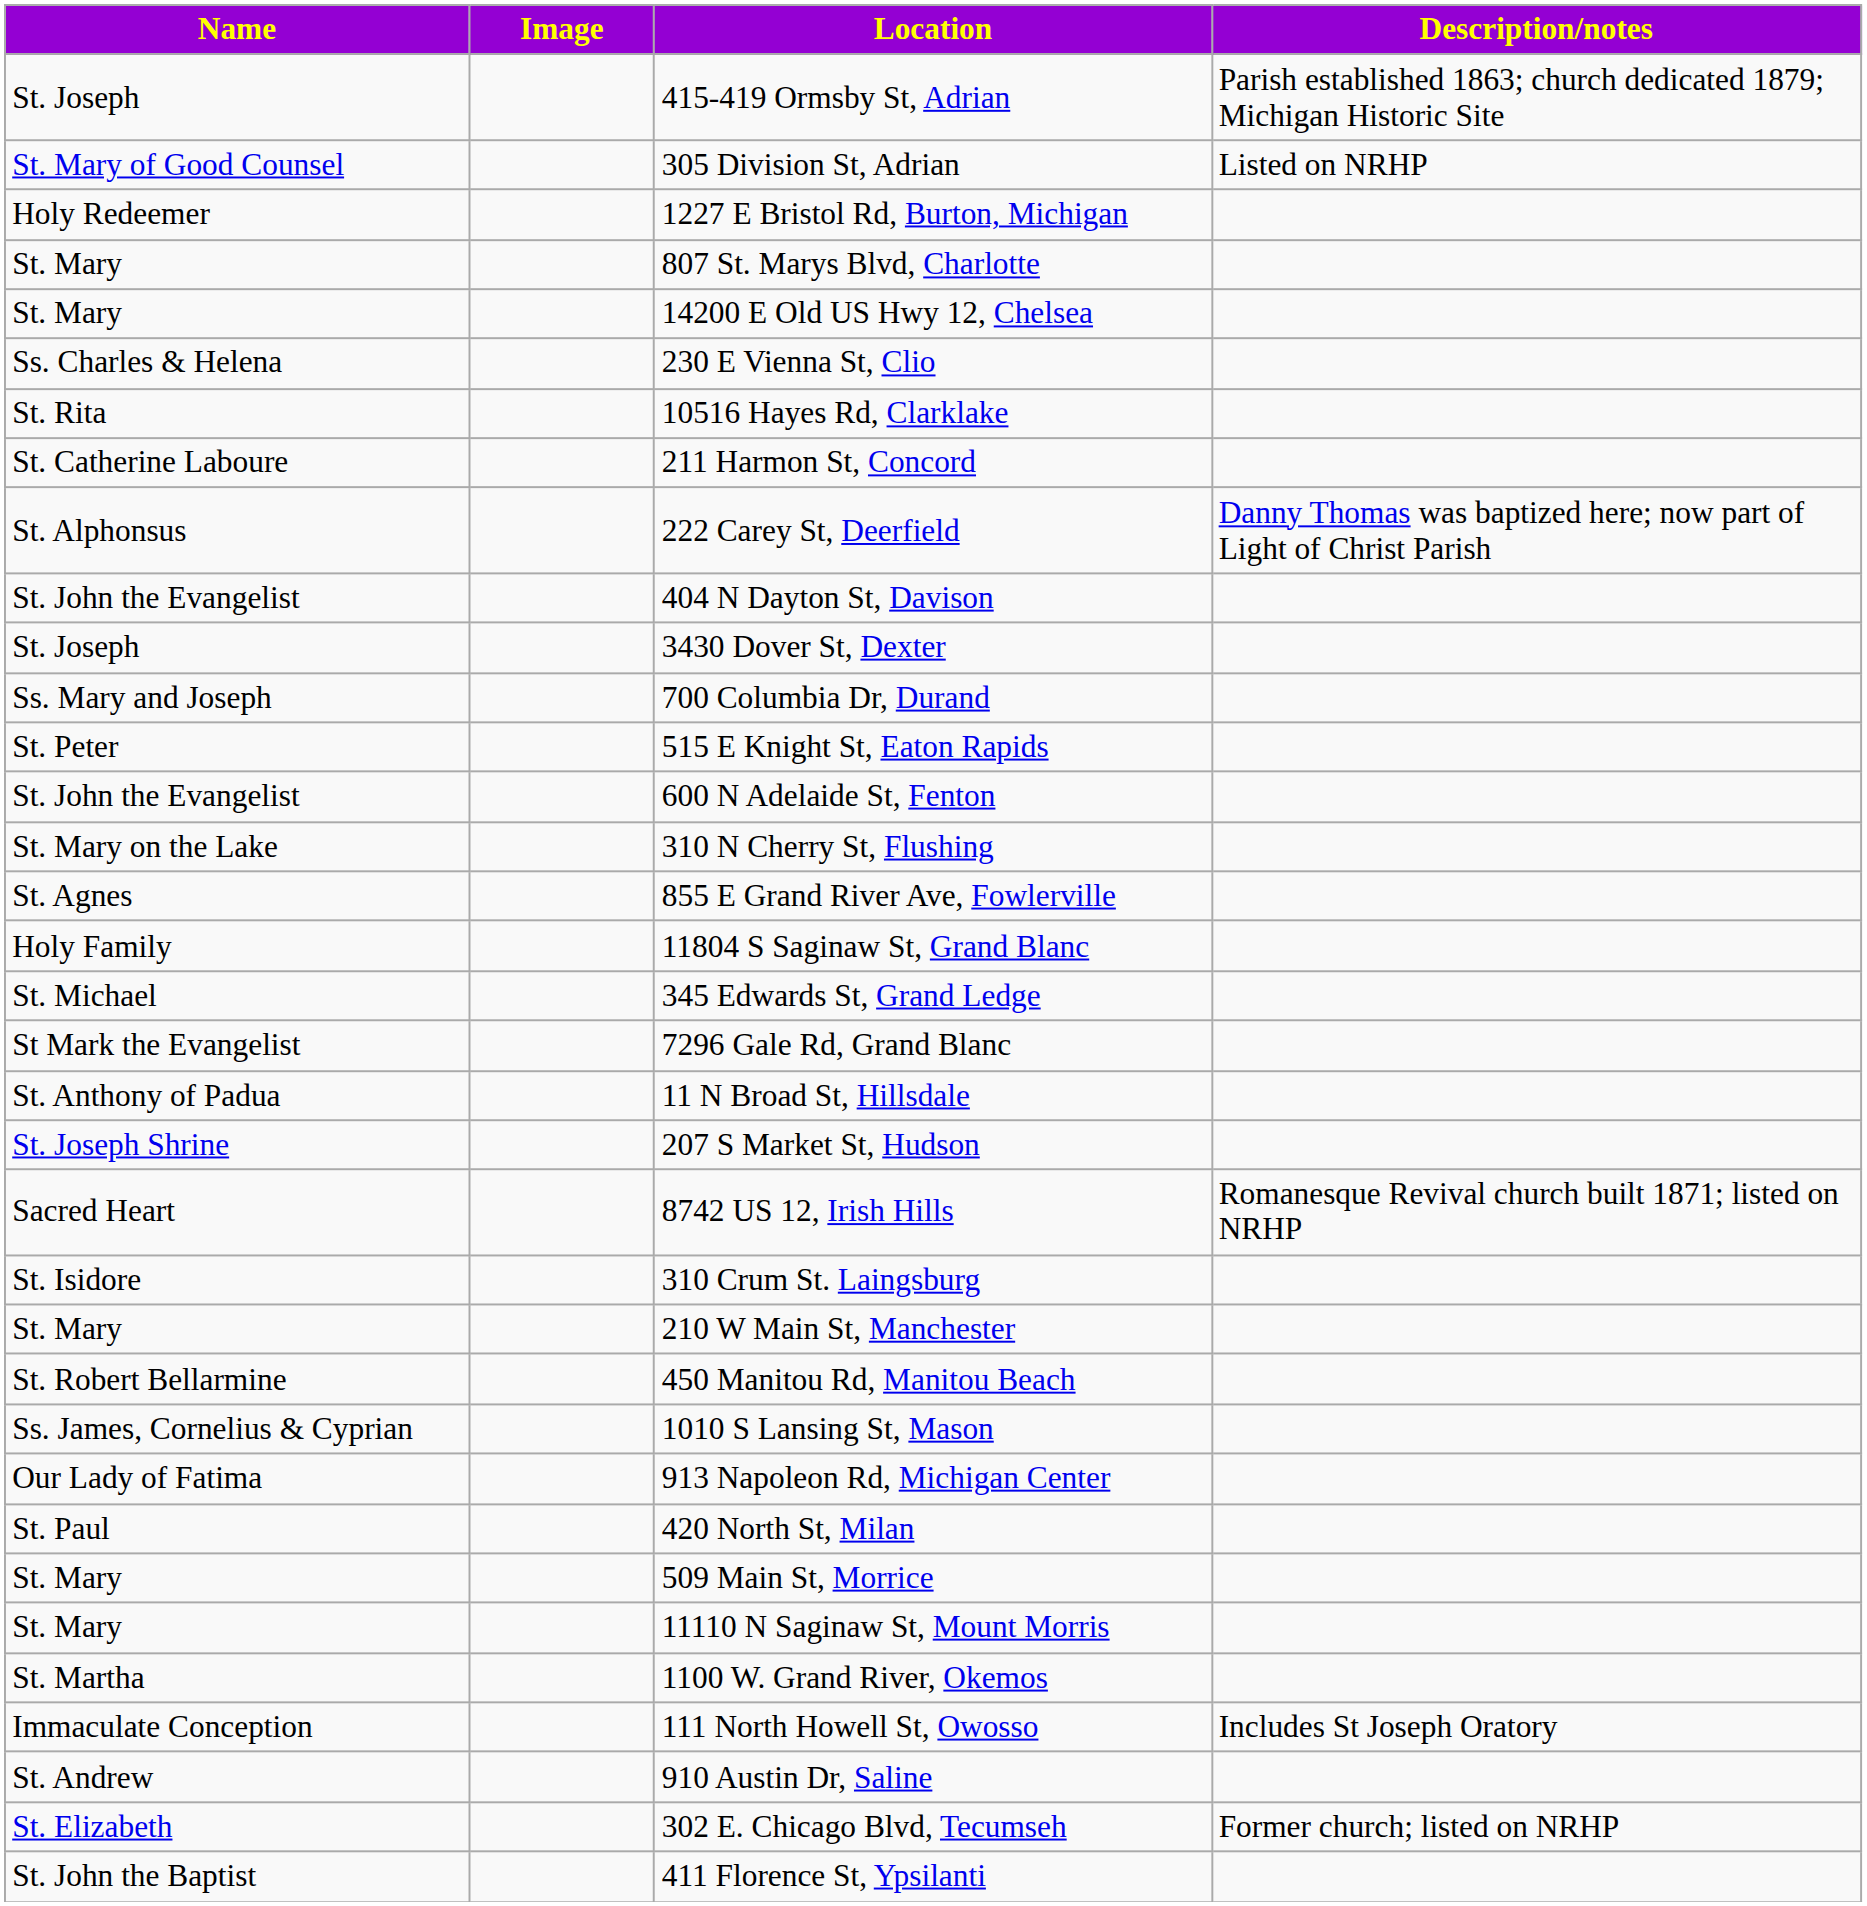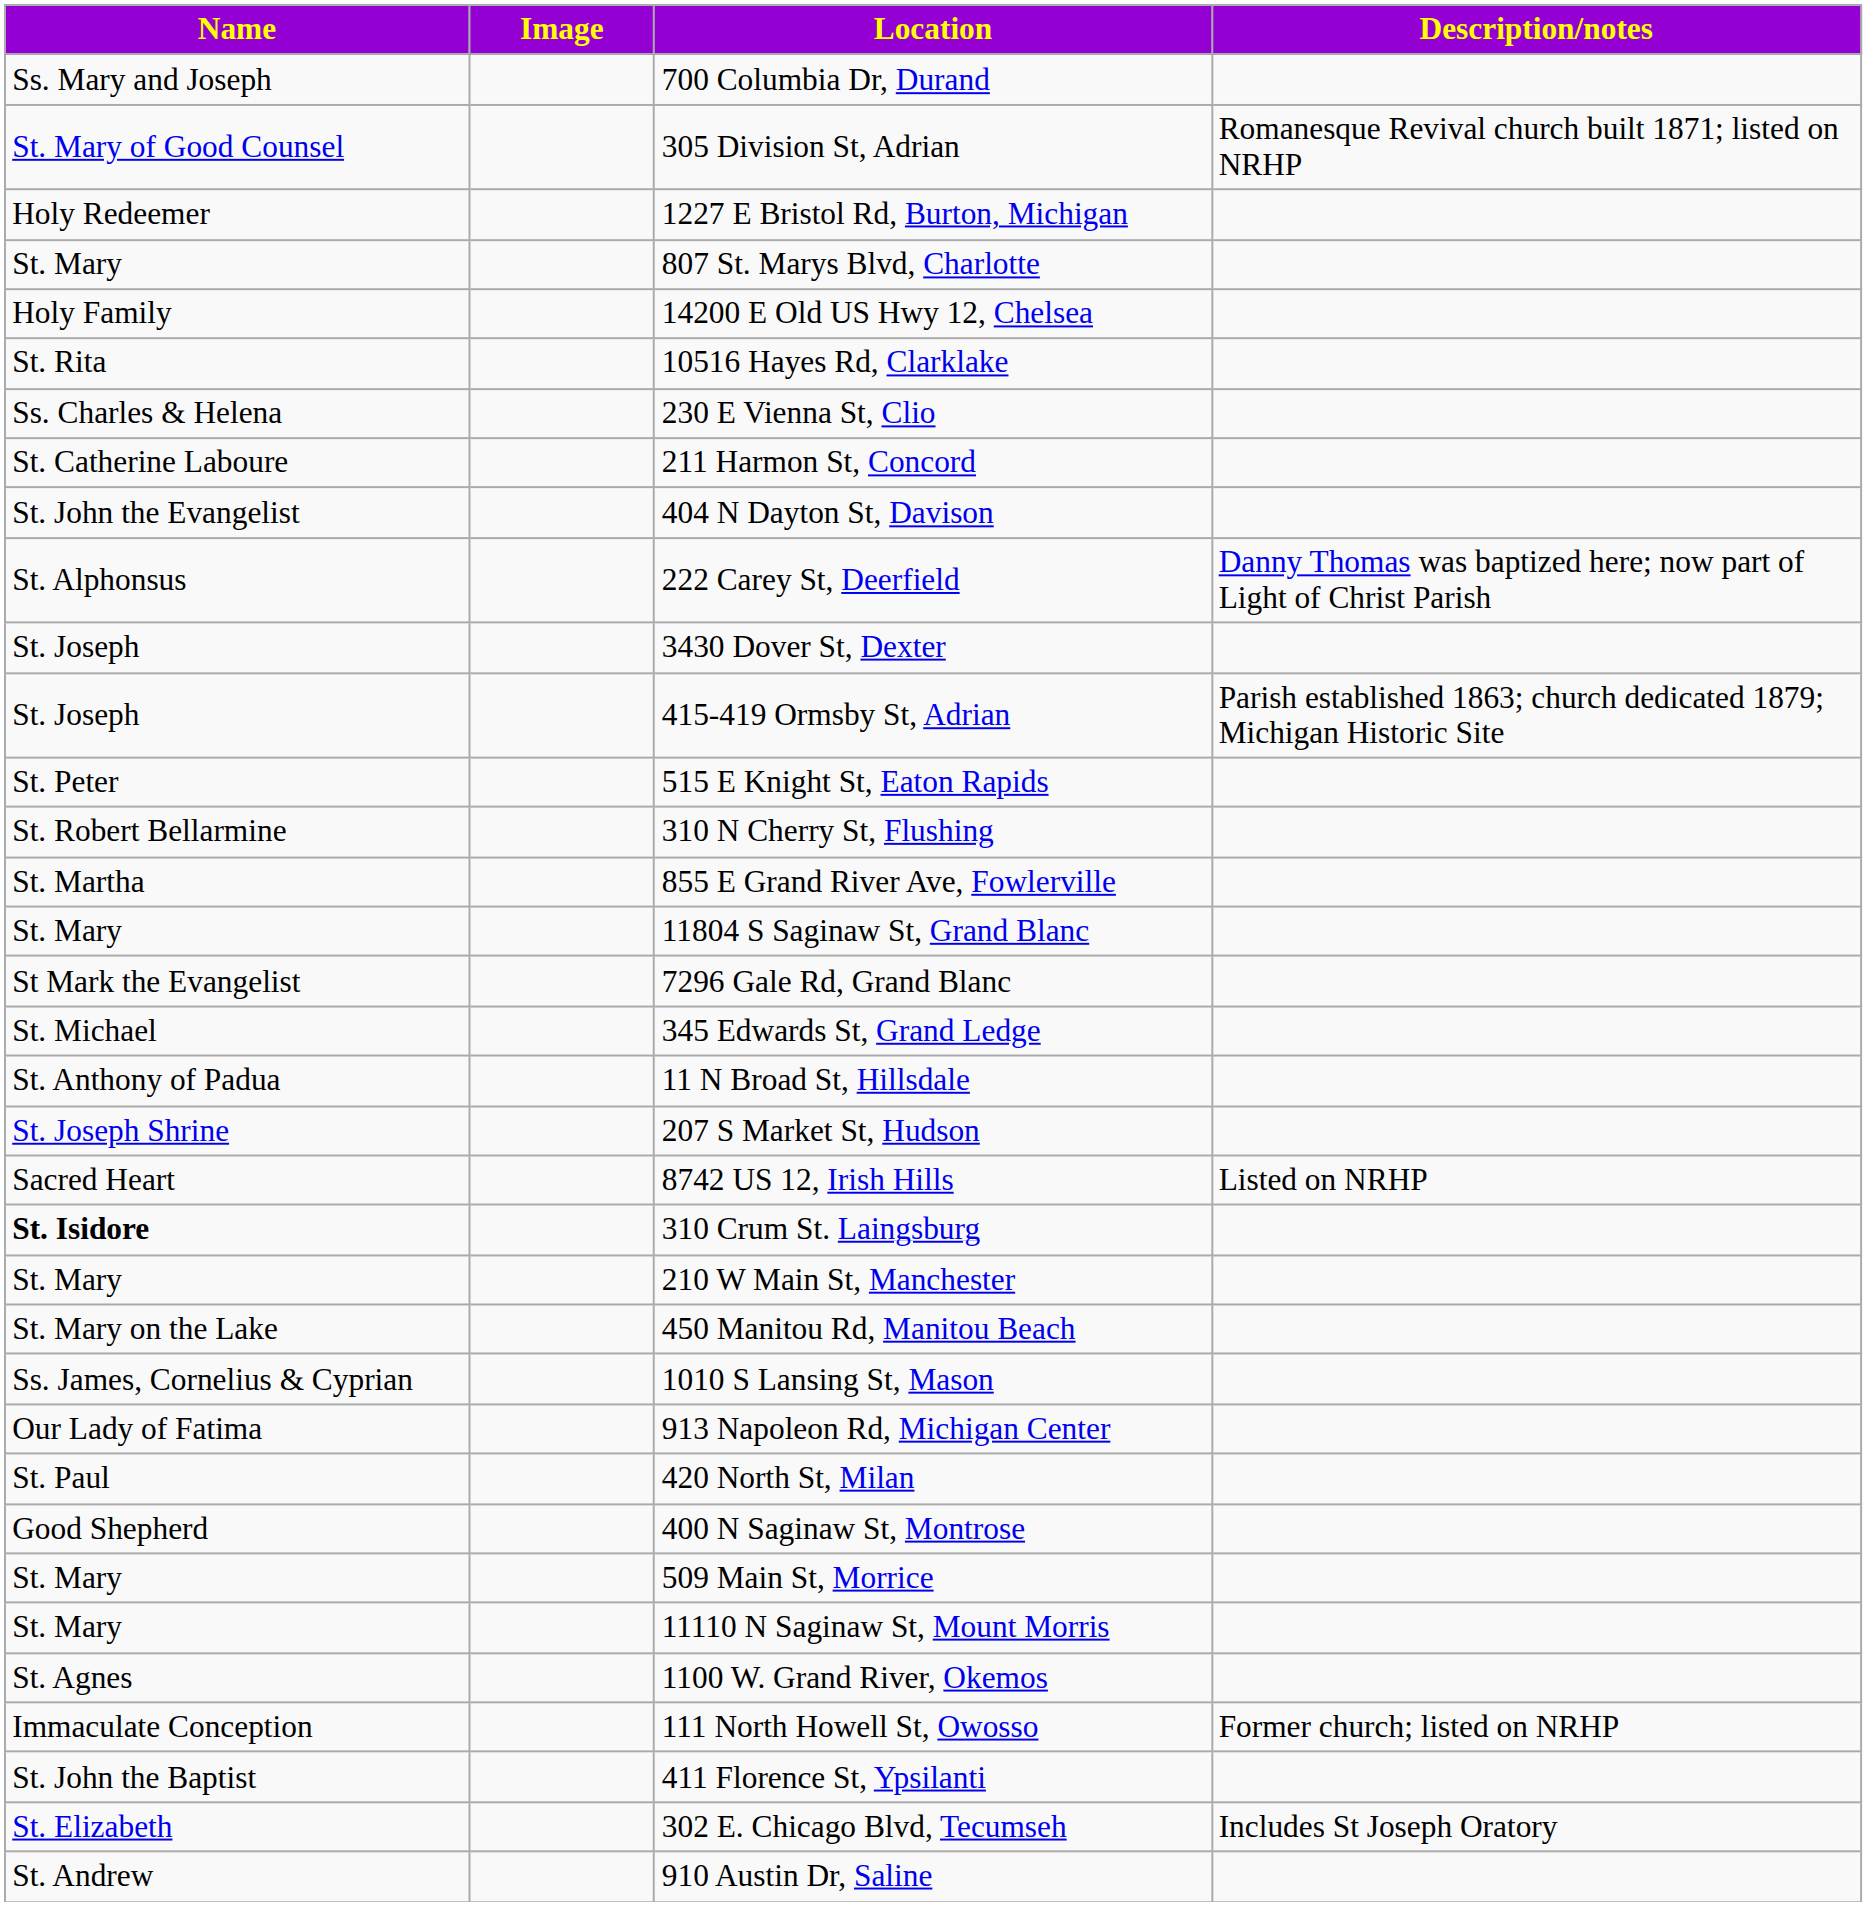rows swapped: (836, 96) <-> (826, 696)
(1323, 164) Listed on NRHP -> (1529, 146) Romanesque Revival church built 1871; listed on NRHP
(67, 313) St. Mary -> (92, 313) Holy Family
rows swapped: (835, 412) <-> (799, 363)
rows swapped: (828, 597) <-> (811, 529)
- row: (829, 796)
(145, 845) St. Mary on the Lake -> (149, 831) St. Robert Bellarmine
(72, 895) St. Agnes -> (78, 881) St. Martha
(92, 945) Holy Family -> (67, 930) St. Mary
rows swapped: (836, 1044) <-> (851, 995)
(1529, 1211) Romanesque Revival church built 1871; listed on NRHP -> (1323, 1179) Listed on NRHP
(77, 1279) normal -> (81, 1229) bold
(149, 1378) St. Robert Bellarmine -> (145, 1328) St. Mary on the Lake
+ row: (843, 1527)
(78, 1676) St. Martha -> (72, 1676) St. Agnes
(1388, 1726) Includes St Joseph Oratory -> (1419, 1726) Former church; listed on NRHP
rows swapped: (797, 1776) <-> (824, 1875)
(1419, 1826) Former church; listed on NRHP -> (1388, 1826) Includes St Joseph Oratory
